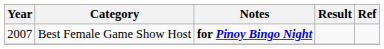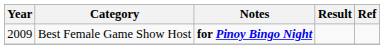(20, 34) 2007 -> (20, 34) 2009
